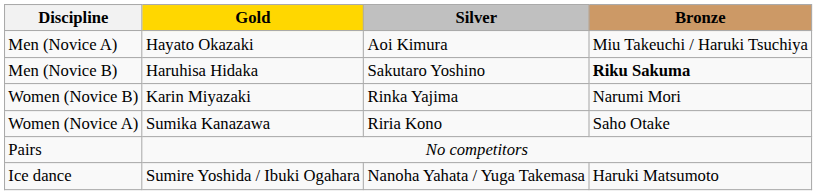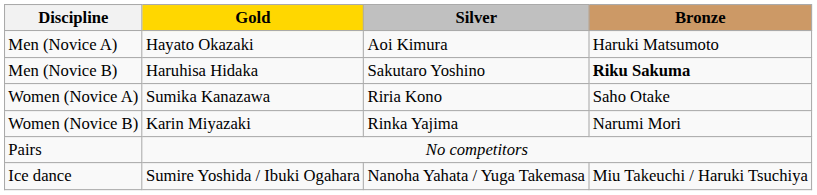(700, 44) Miu Takeuchi / Haruki Tsuchiya -> (656, 44) Haruki Matsumoto
rows swapped: (73, 123) <-> (73, 96)
(656, 176) Haruki Matsumoto -> (700, 176) Miu Takeuchi / Haruki Tsuchiya
